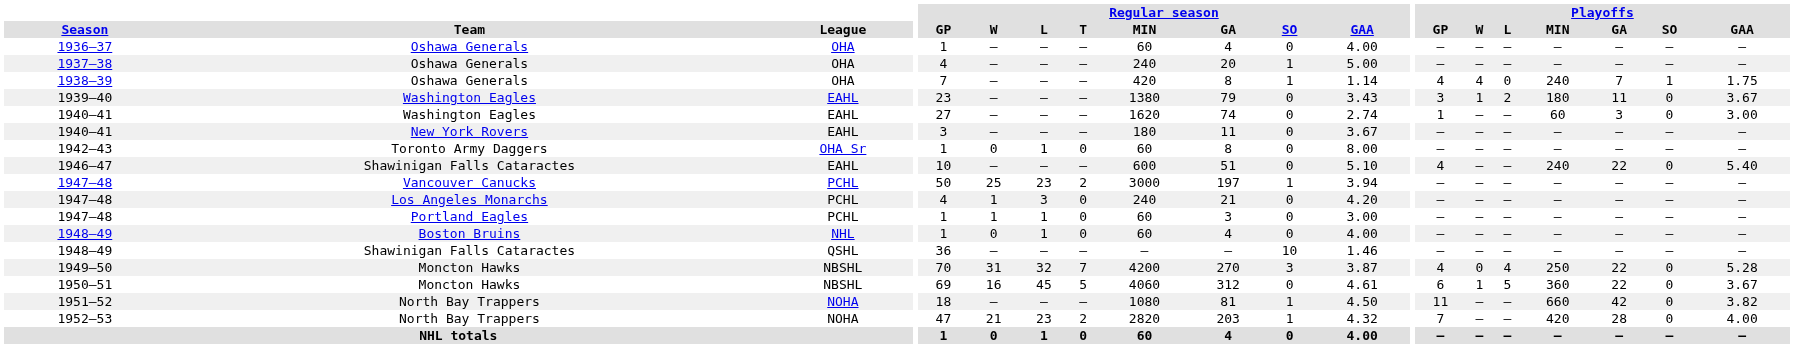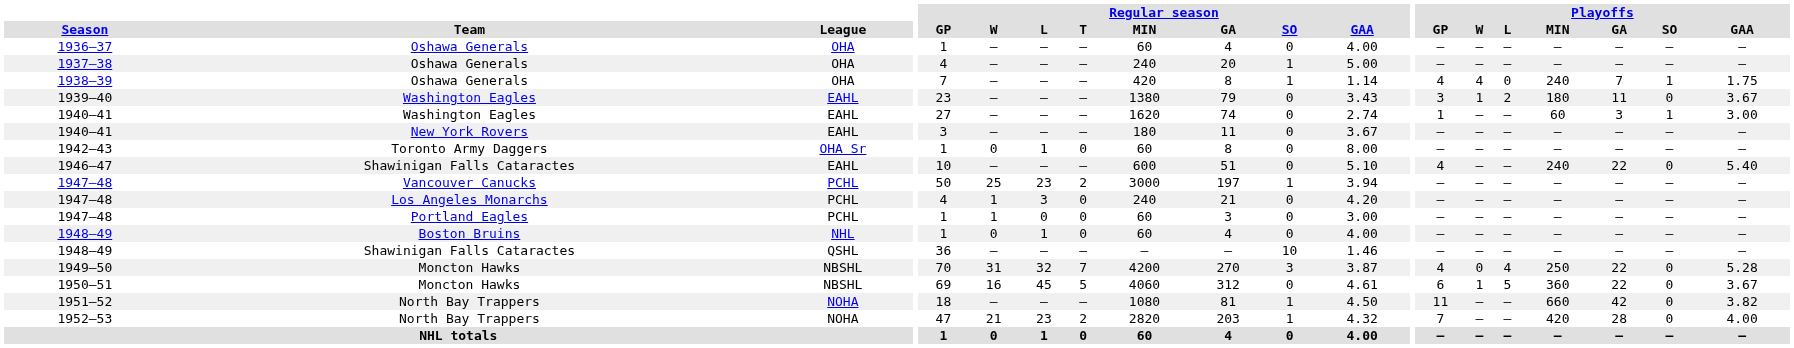(1669, 114) 0 -> (1669, 114) 1
(1044, 216) 1 -> (1044, 216) 0
